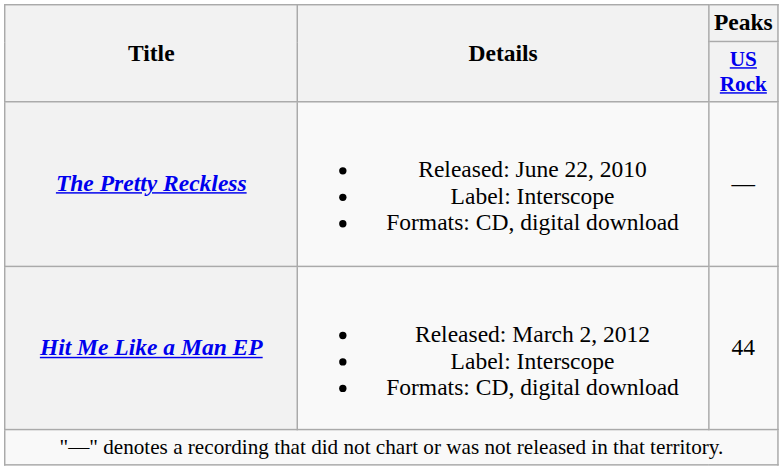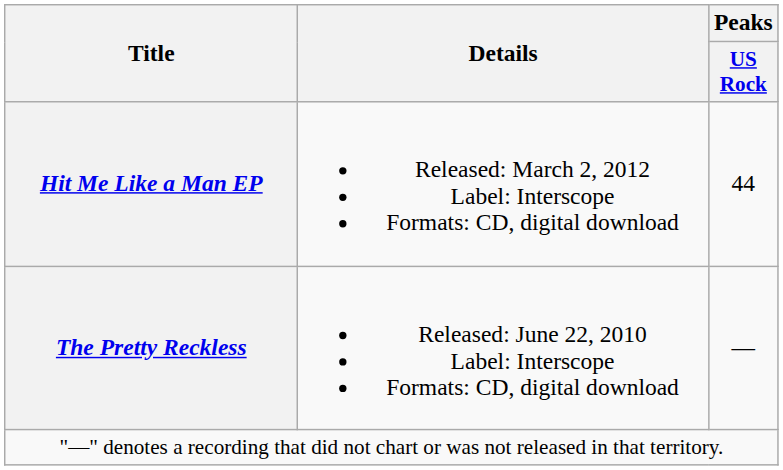rows swapped: (151, 183) <-> (151, 347)
